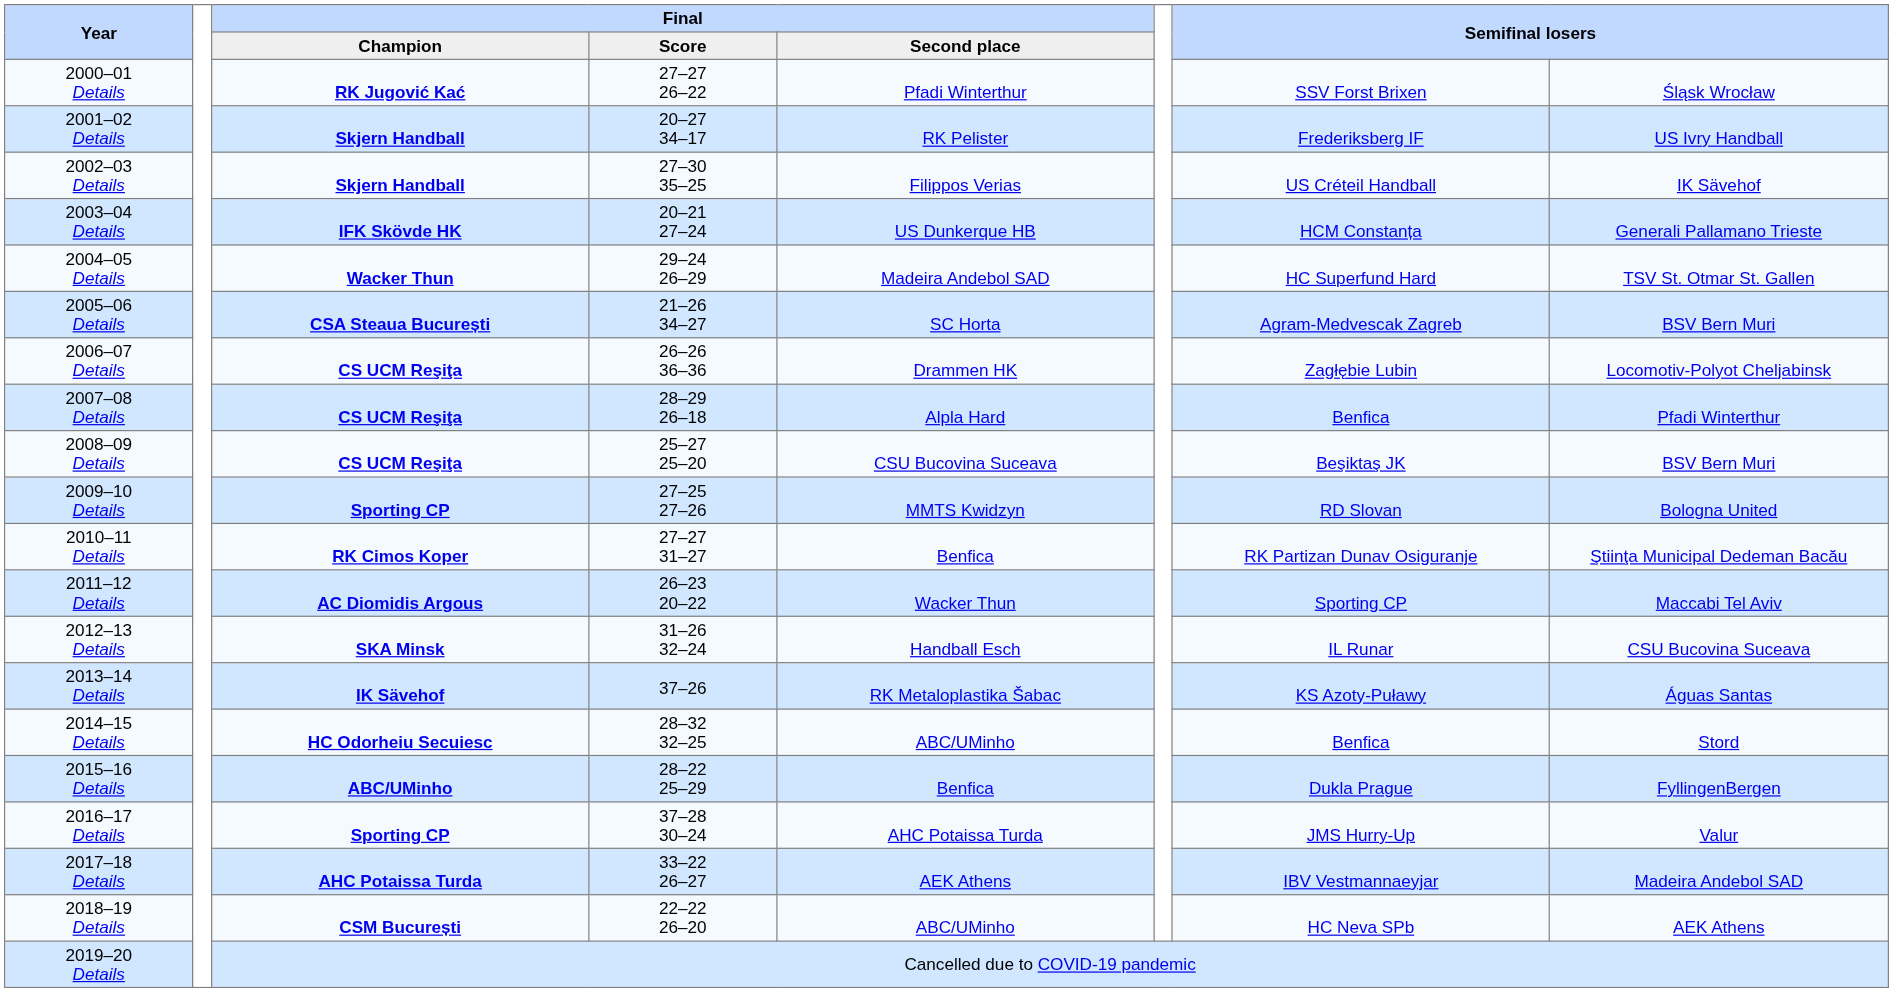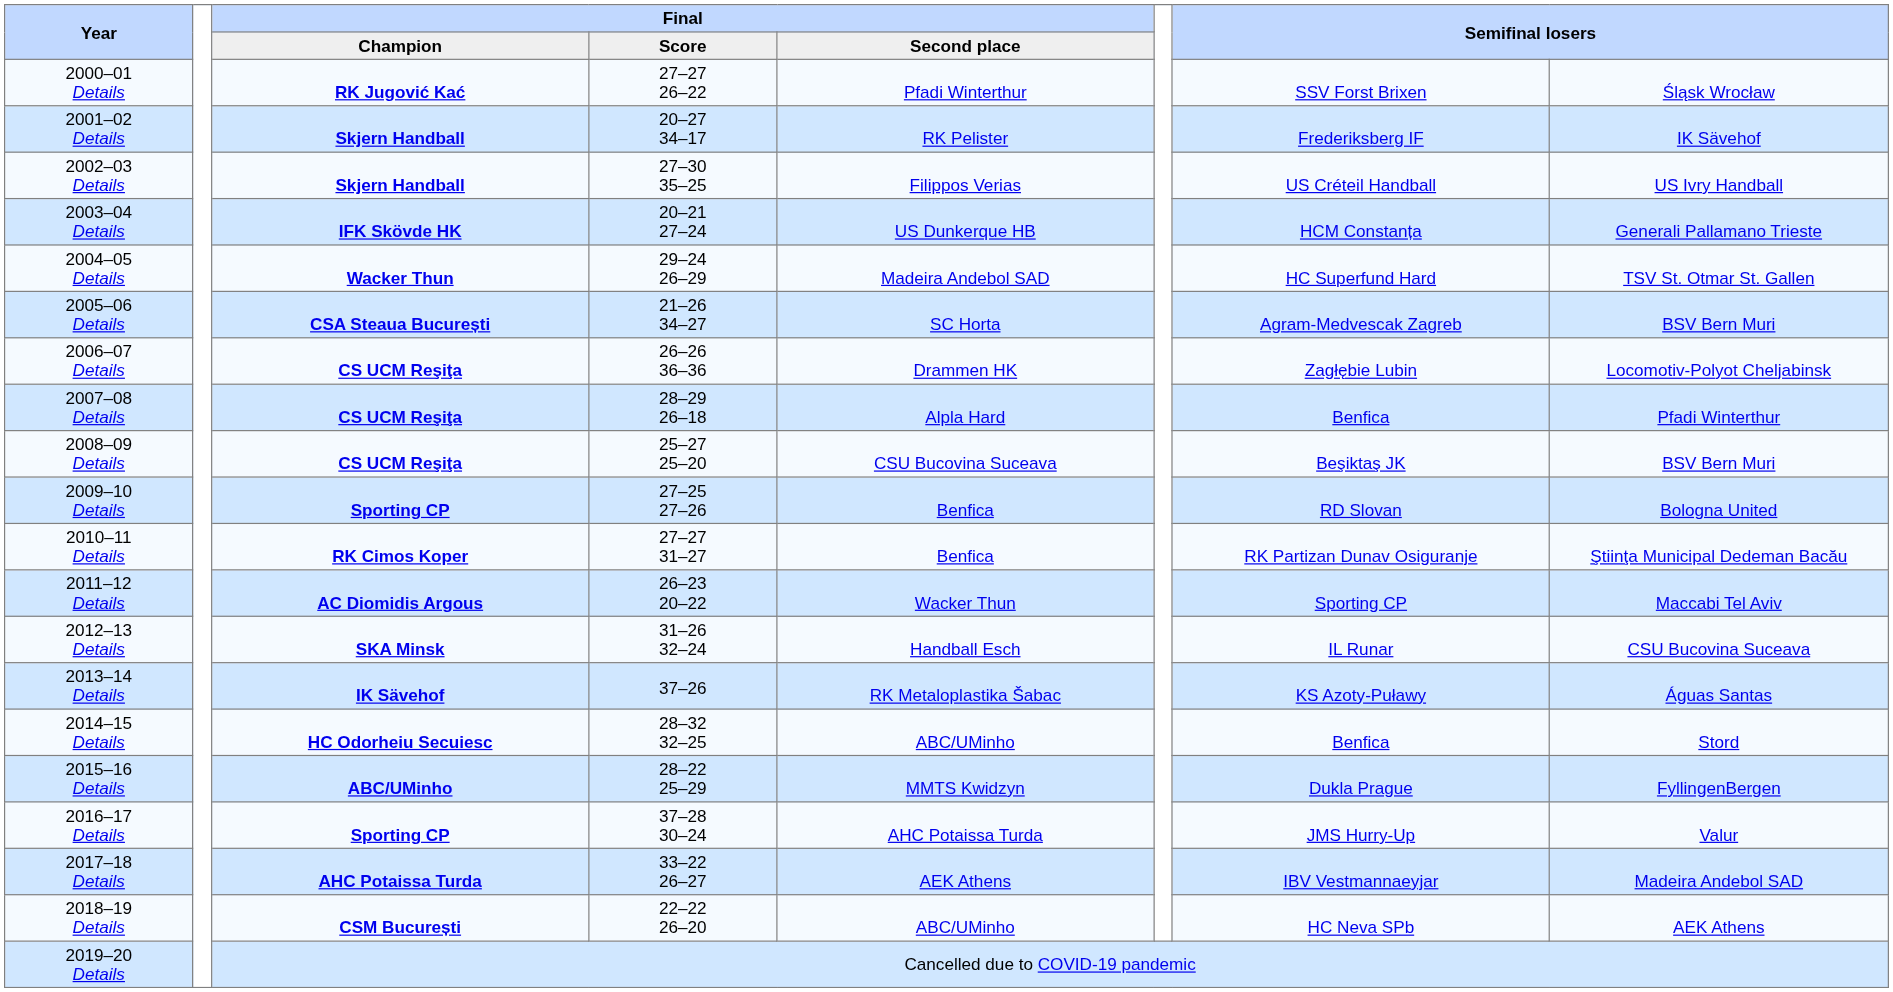(1719, 138) US Ivry Handball -> (1719, 138) IK Sävehof
(1719, 185) IK Sävehof -> (1719, 185) US Ivry Handball
(965, 510) MMTS Kwidzyn -> (965, 510) Benfica
(965, 788) Benfica -> (965, 788) MMTS Kwidzyn
